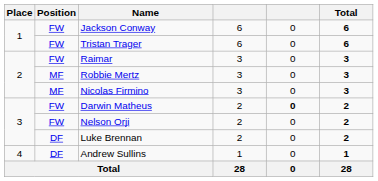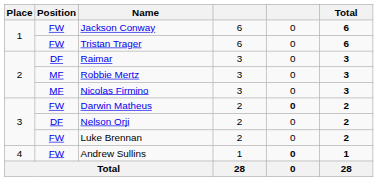(56, 59) FW -> (56, 59) DF
(56, 122) FW -> (56, 122) DF
(56, 137) DF -> (56, 137) FW
(56, 153) DF -> (56, 153) FW
(293, 153) normal -> (293, 153) bold
